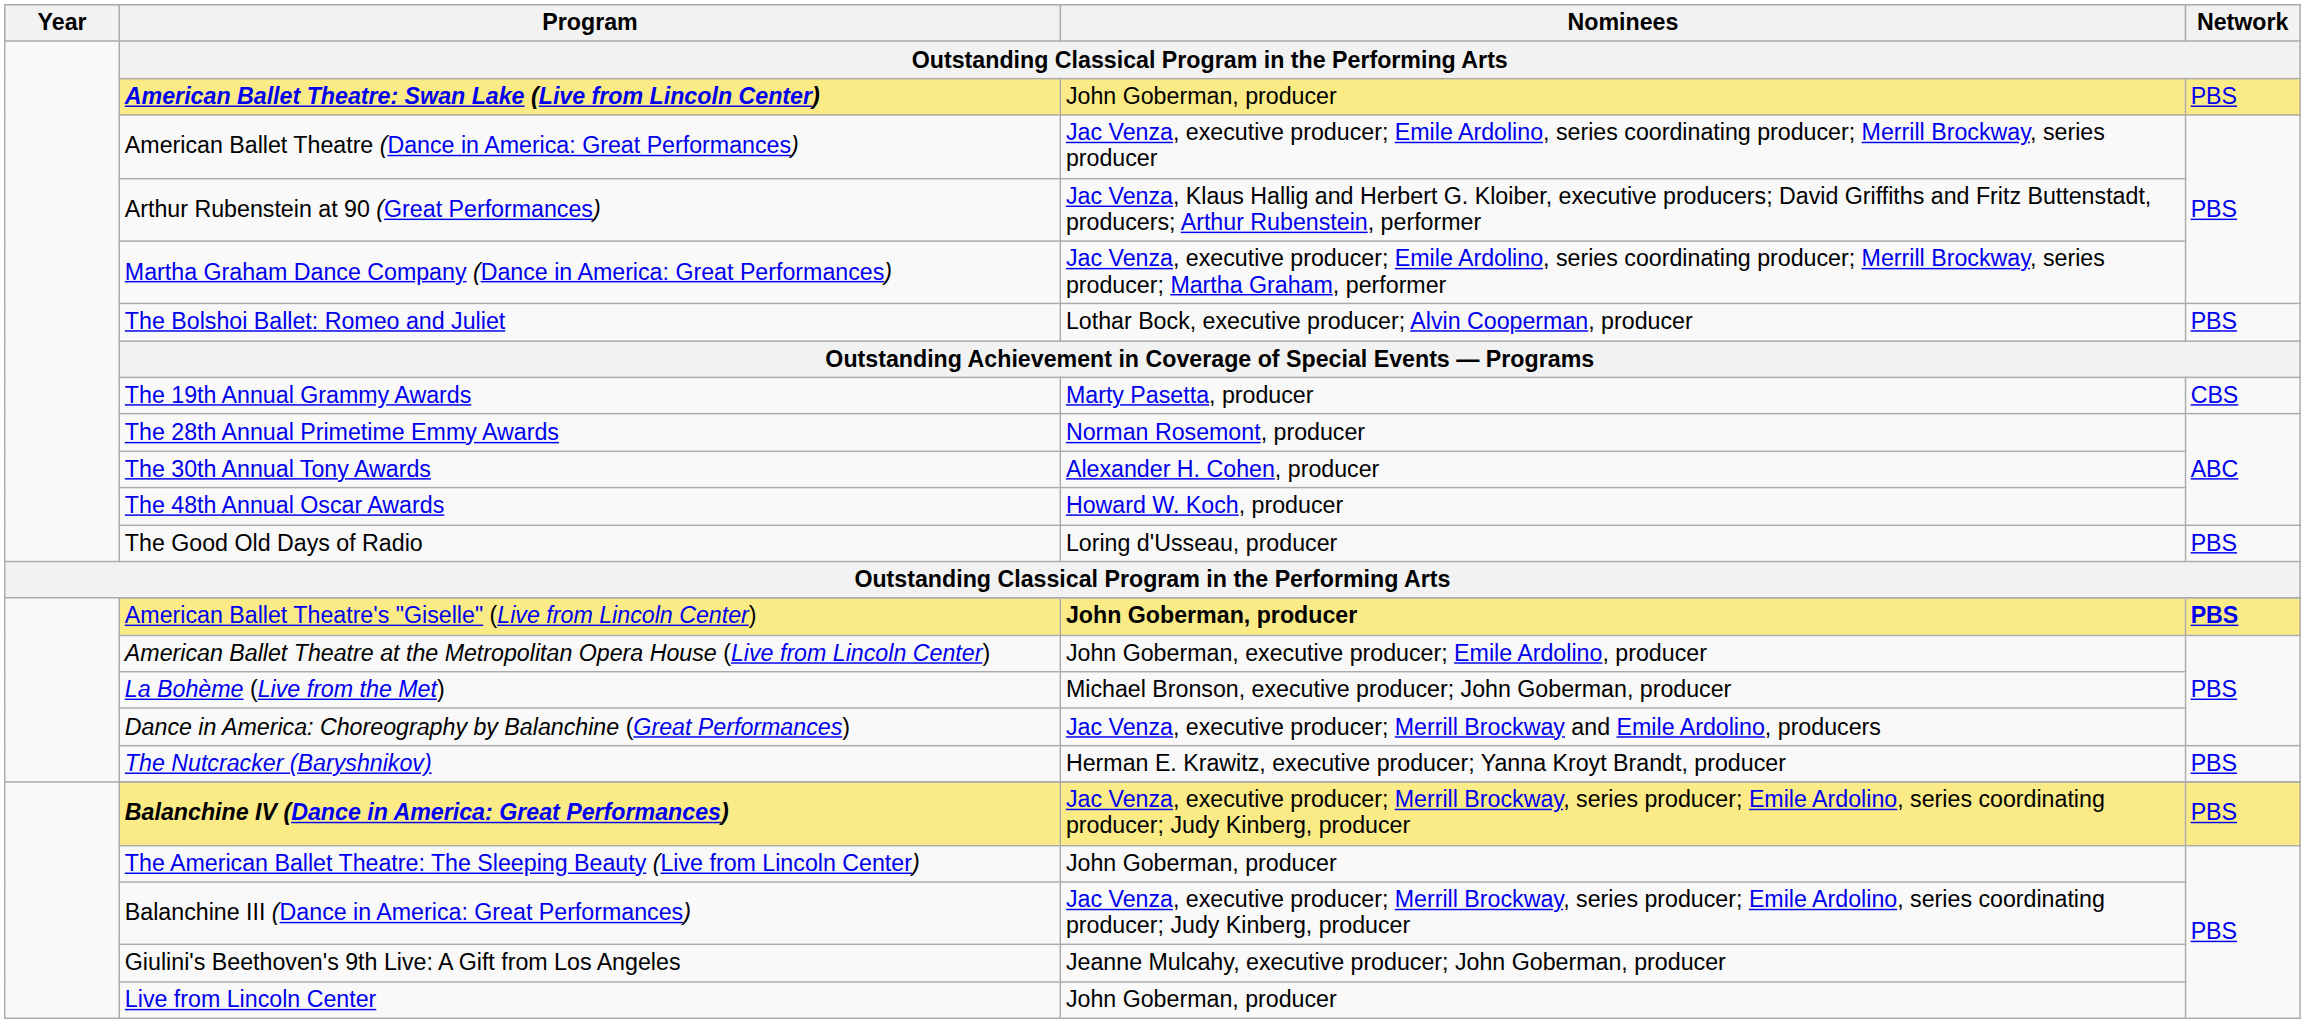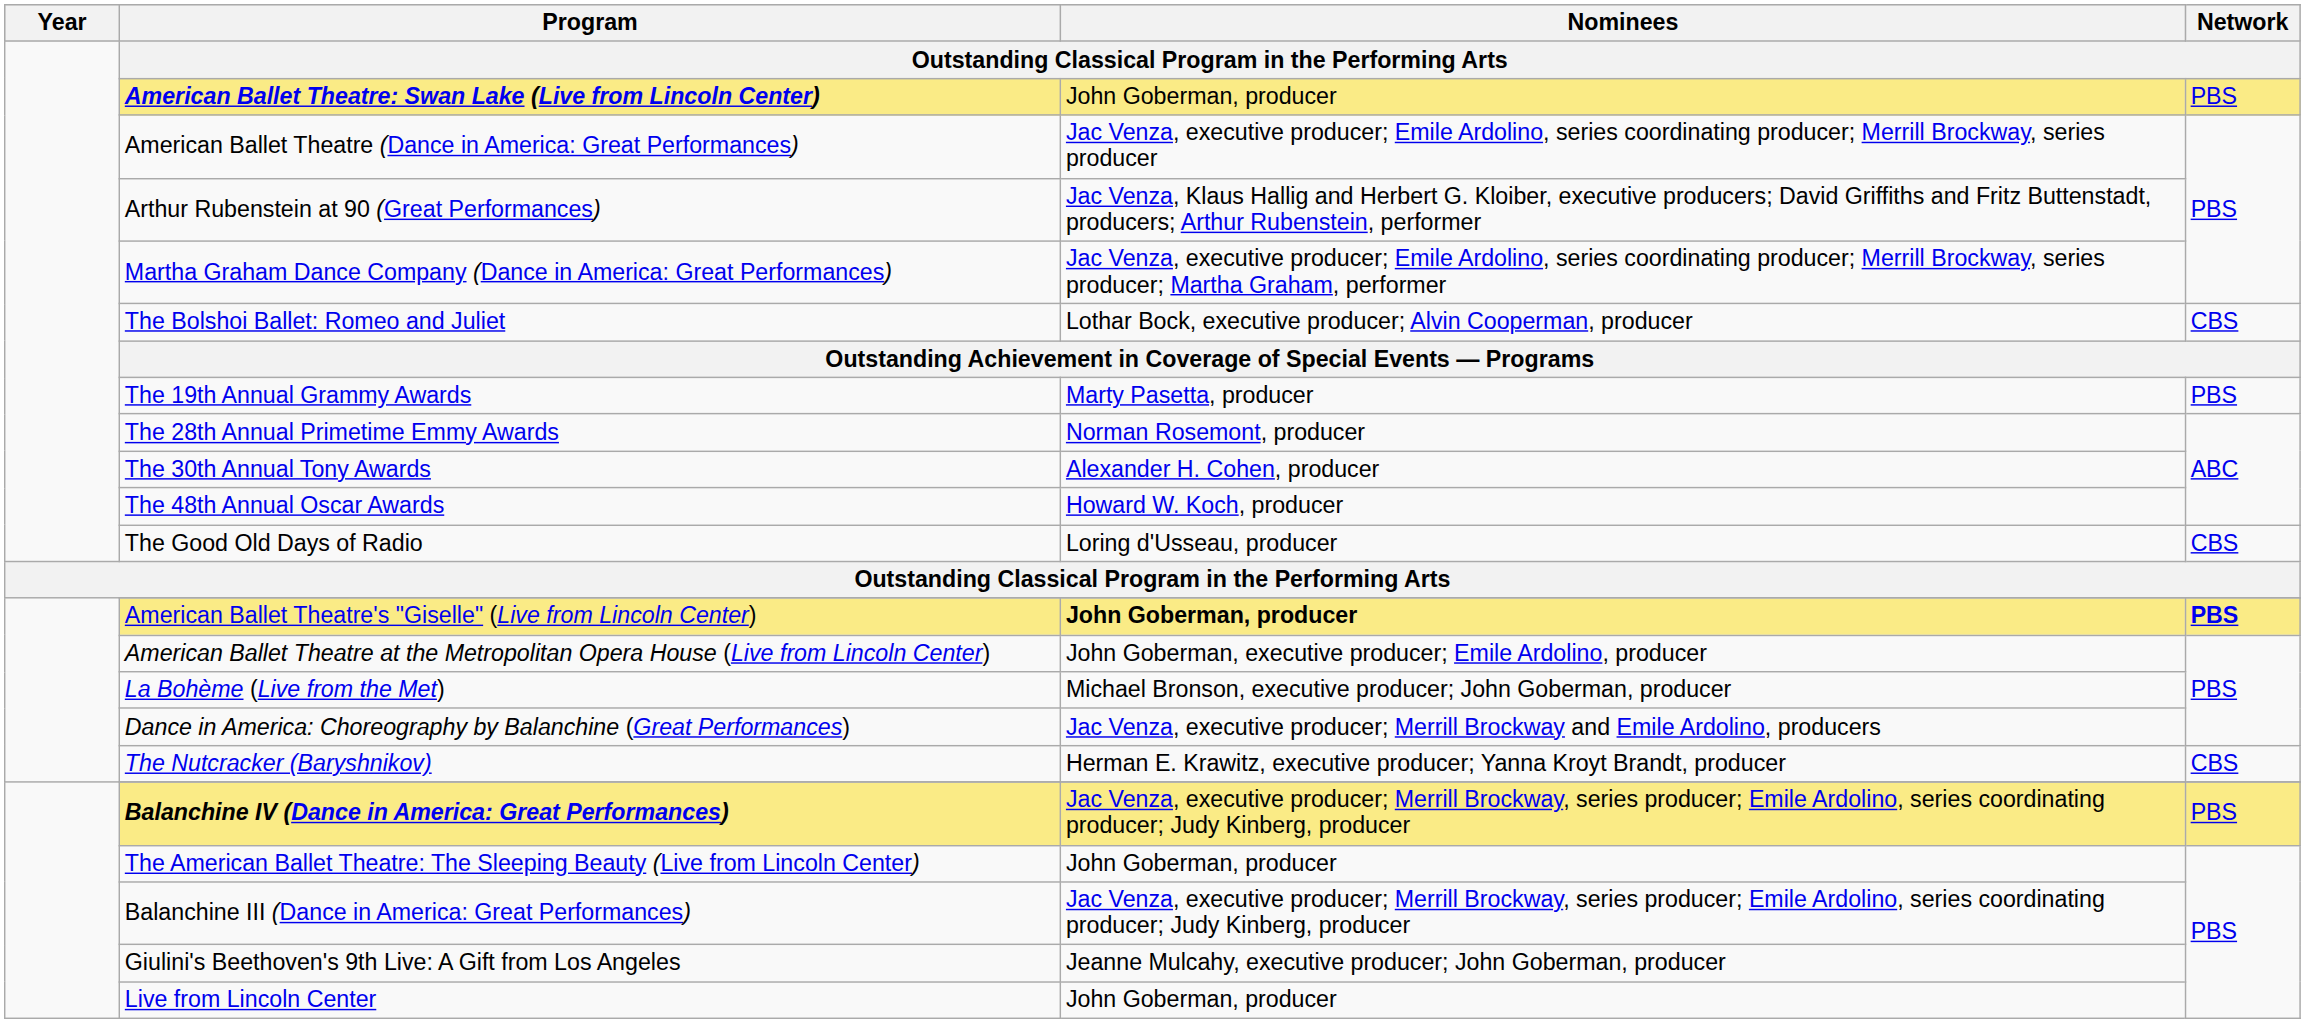(2214, 321) PBS -> (2215, 321) CBS
(2215, 395) CBS -> (2214, 395) PBS
(2214, 542) PBS -> (2215, 542) CBS
(2214, 763) PBS -> (2215, 763) CBS
